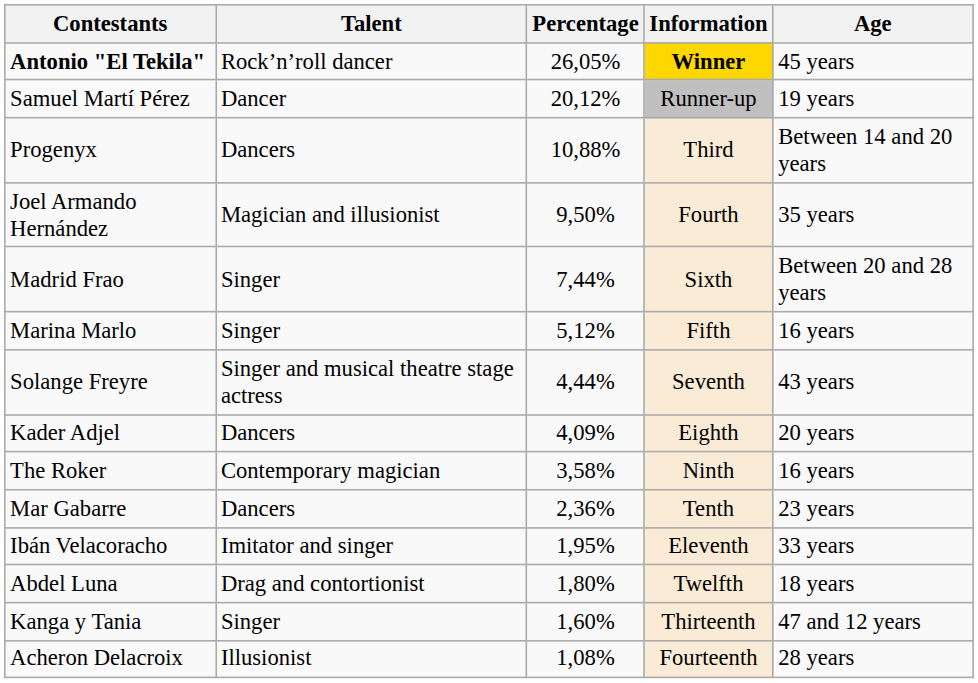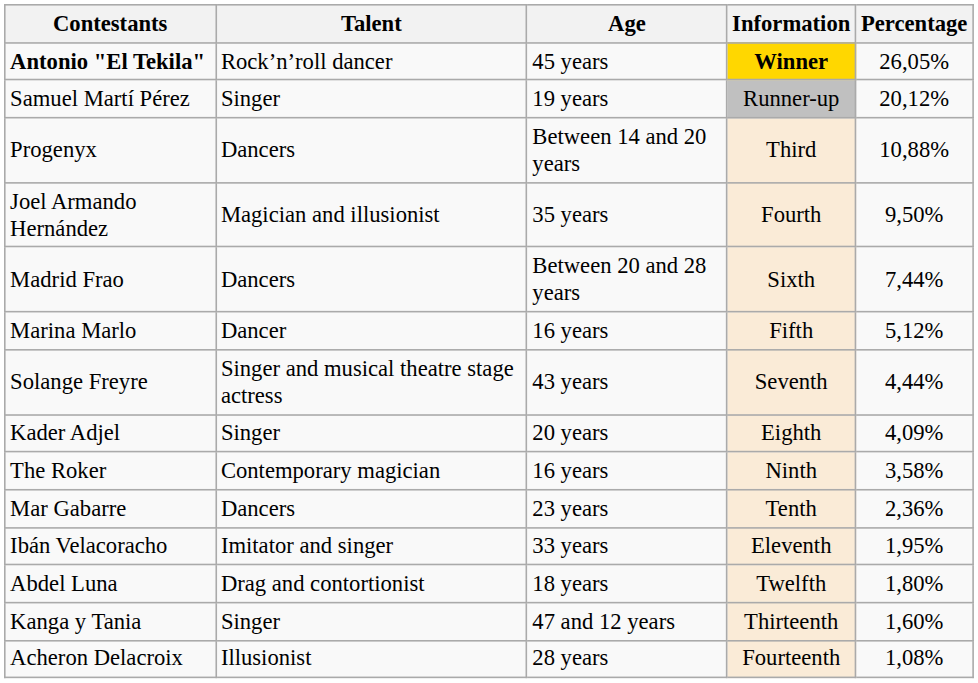columns swapped: (873, 23) <-> (586, 23)
(254, 98) Dancer -> (250, 98) Singer
(250, 279) Singer -> (258, 279) Dancers
(250, 330) Singer -> (254, 330) Dancer
(258, 432) Dancers -> (250, 432) Singer
